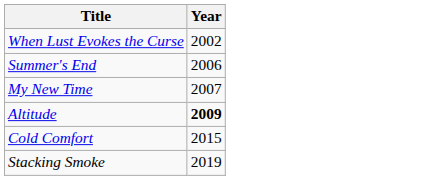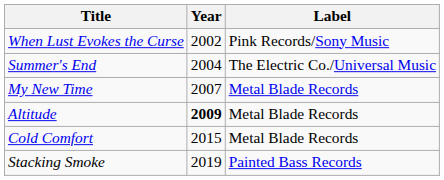+ column: (332, 16)
(206, 65) 2006 -> (206, 65) 2004
